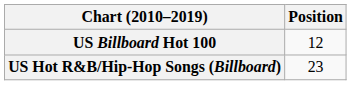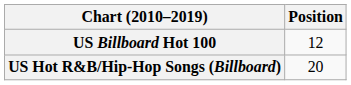(316, 67) 23 -> (316, 67) 20
